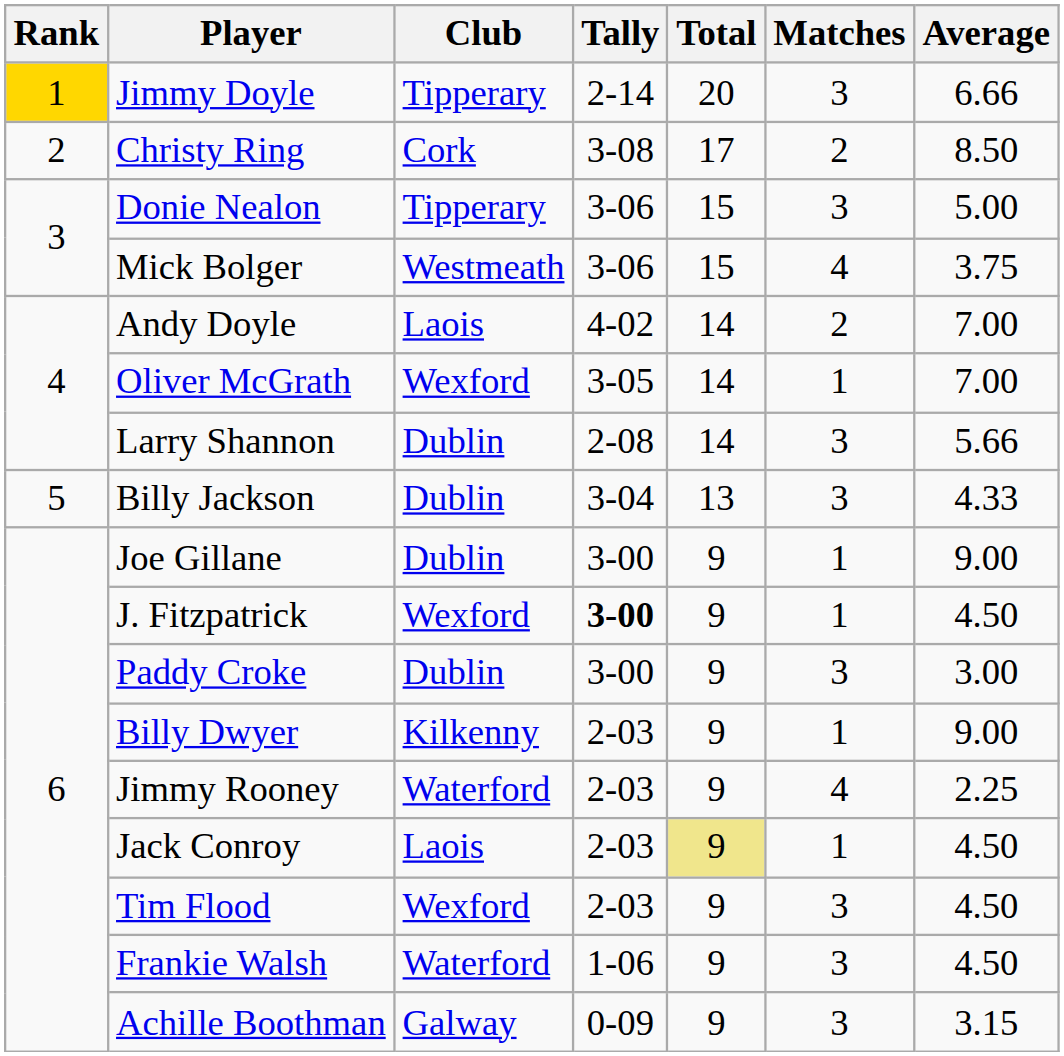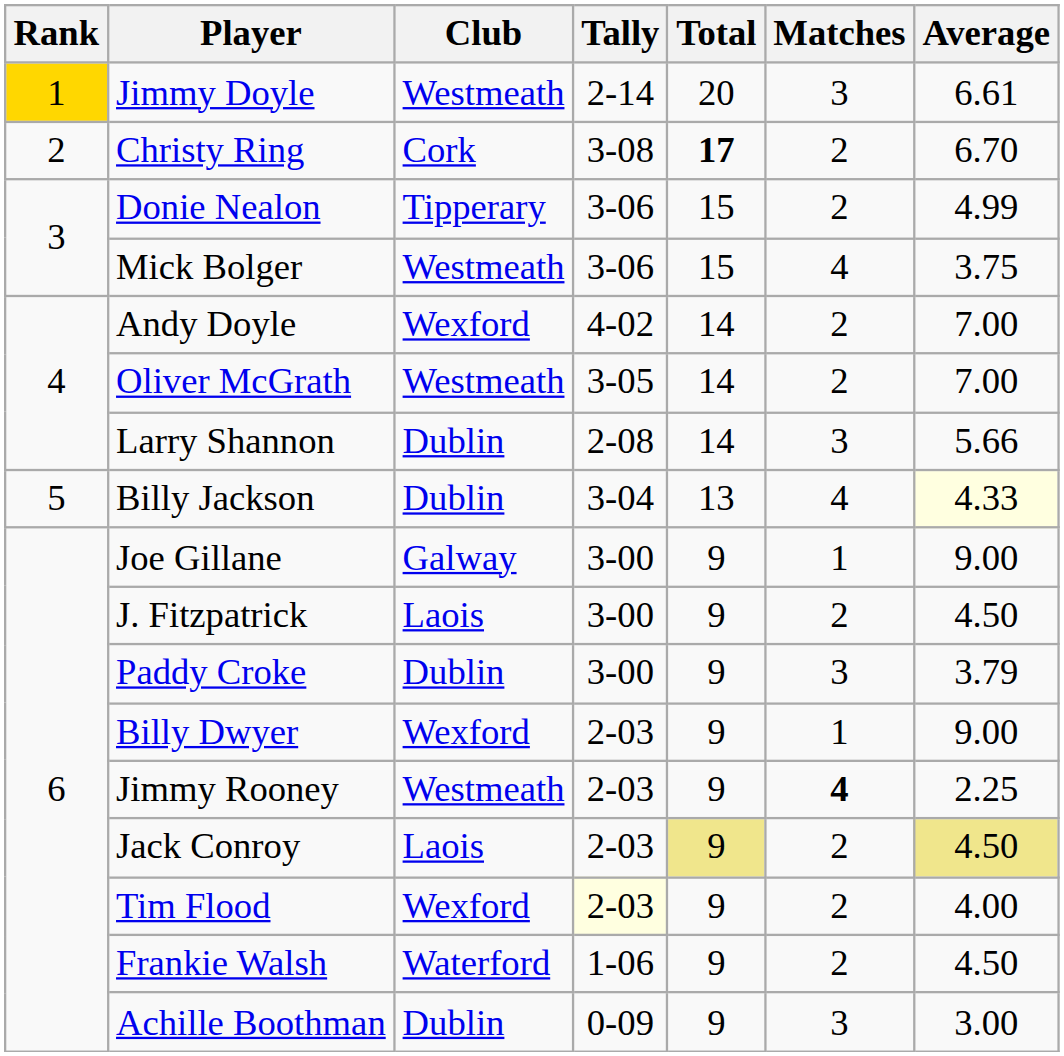(474, 91) Tipperary -> (484, 91) Westmeath
(986, 91) 6.66 -> (986, 91) 6.61
(716, 149) normal -> (716, 149) bold
(986, 149) 8.50 -> (986, 149) 6.70
(839, 207) 3 -> (839, 207) 2
(986, 207) 5.00 -> (986, 207) 4.99
(443, 324) Laois -> (466, 324) Wexford
(466, 382) Wexford -> (484, 382) Westmeath
(839, 382) 1 -> (839, 382) 2
(839, 498) 3 -> (839, 498) 4
(986, 498) no background -> (986, 498) lightyellow background
(454, 556) Dublin -> (460, 556) Galway
(466, 614) Wexford -> (443, 614) Laois
(620, 614) bold -> (620, 614) normal
(839, 614) 1 -> (839, 614) 2
(986, 672) 3.00 -> (986, 672) 3.79
(471, 730) Kilkenny -> (466, 730) Wexford
(476, 788) Waterford -> (484, 788) Westmeath
(839, 788) normal -> (839, 788) bold
(839, 847) 1 -> (839, 847) 2
(986, 847) no background -> (986, 847) khaki background
(620, 905) no background -> (620, 905) lightyellow background
(839, 905) 3 -> (839, 905) 2
(986, 905) 4.50 -> (986, 905) 4.00
(839, 963) 3 -> (839, 963) 2
(460, 1021) Galway -> (454, 1021) Dublin
(986, 1021) 3.15 -> (986, 1021) 3.00
